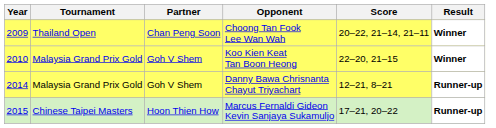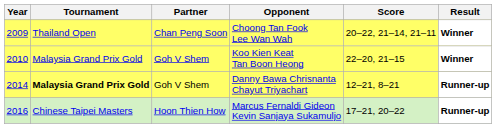(87, 85) normal -> (91, 85) bold
(17, 111) 2015 -> (17, 111) 2016
